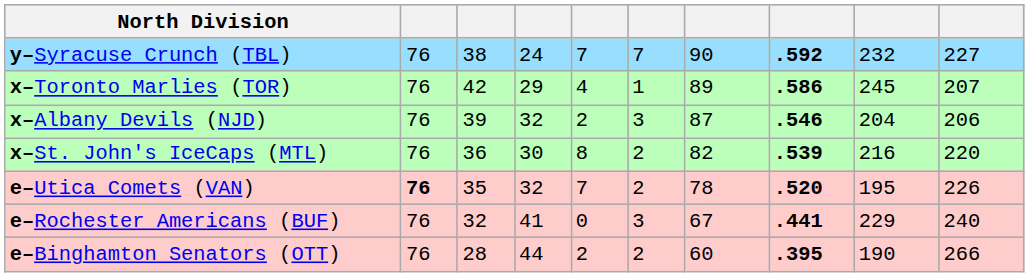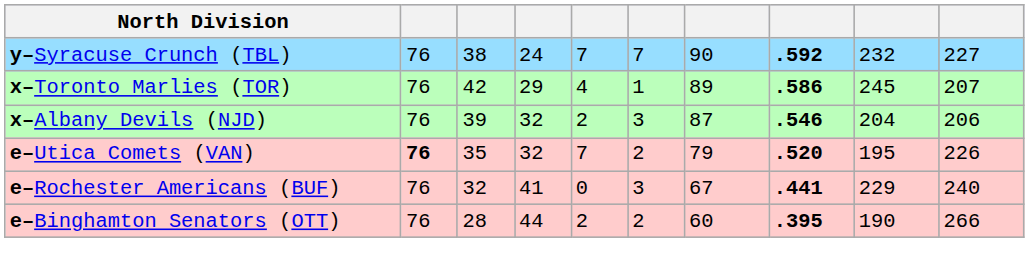- row: (169, 154)
(701, 188) 78 -> (701, 154) 79
